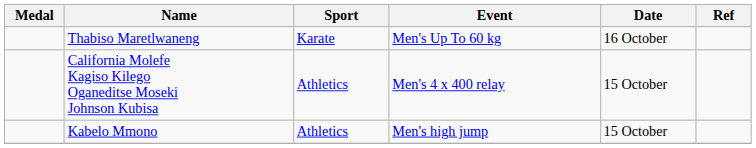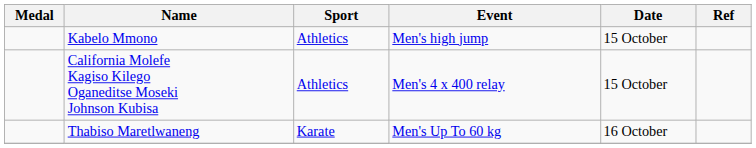rows swapped: (113, 131) <-> (134, 38)
